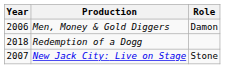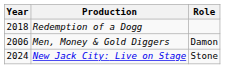rows swapped: (101, 27) <-> (88, 41)
(17, 56) 2007 -> (17, 56) 2024
